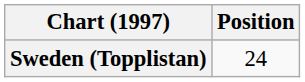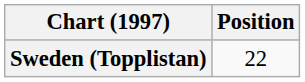(256, 58) 24 -> (256, 58) 22
